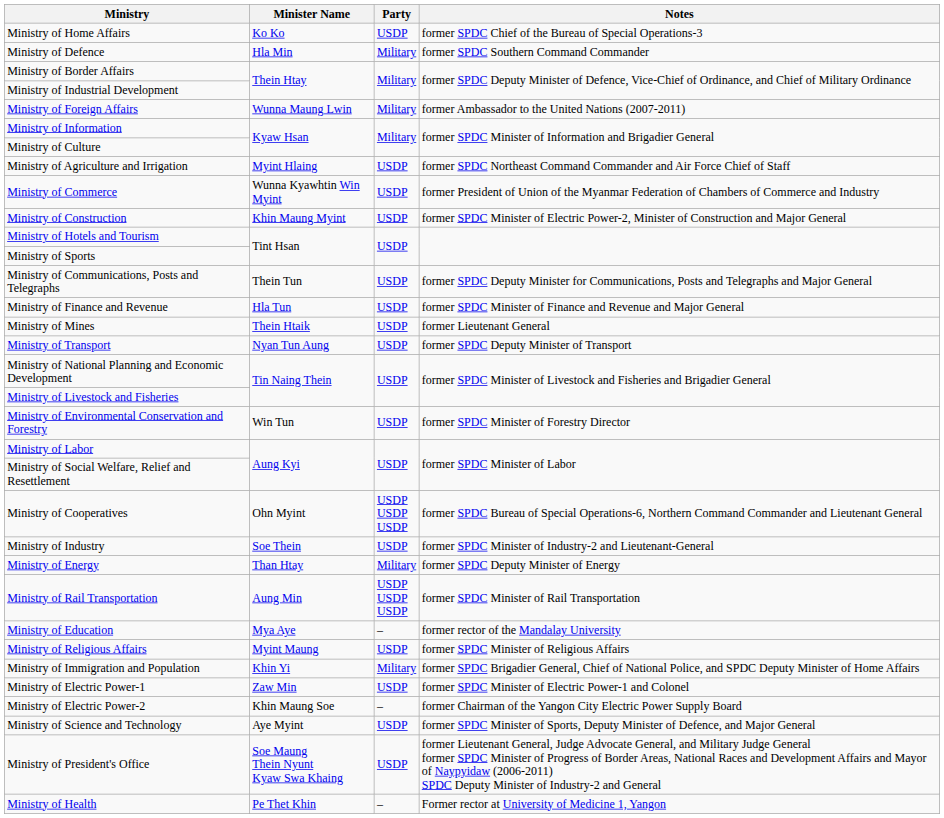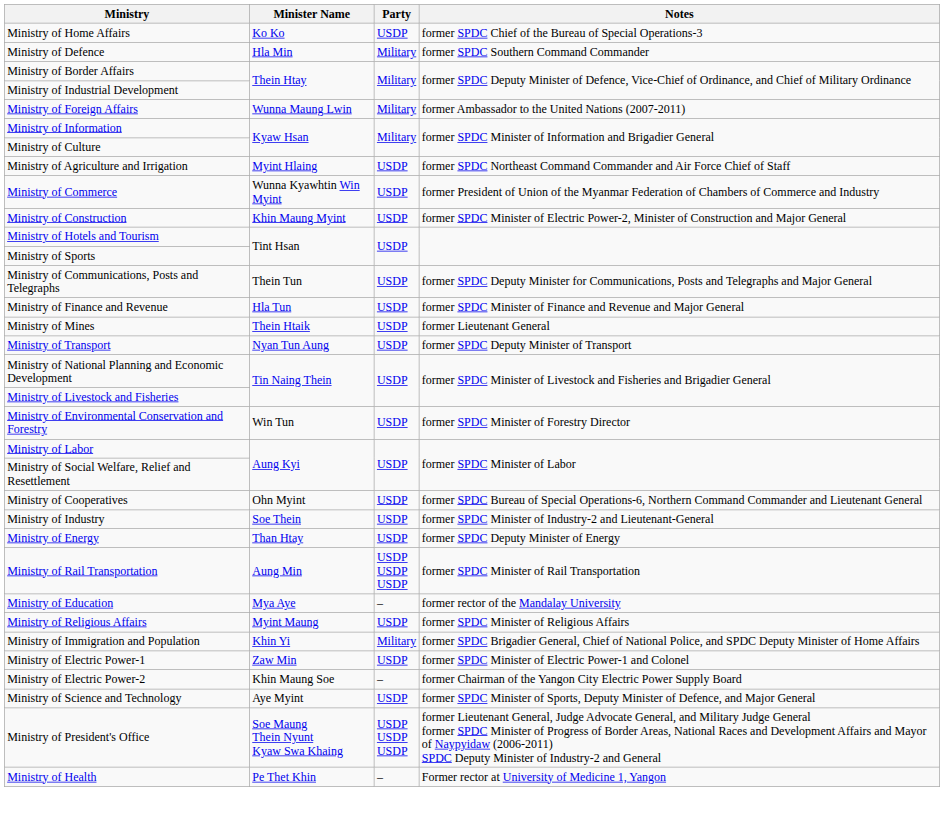(392, 513) USDP USDP USDP -> (392, 500) USDP
(397, 565) Military -> (392, 538) USDP
(392, 764) USDP -> (392, 737) USDP USDP USDP
